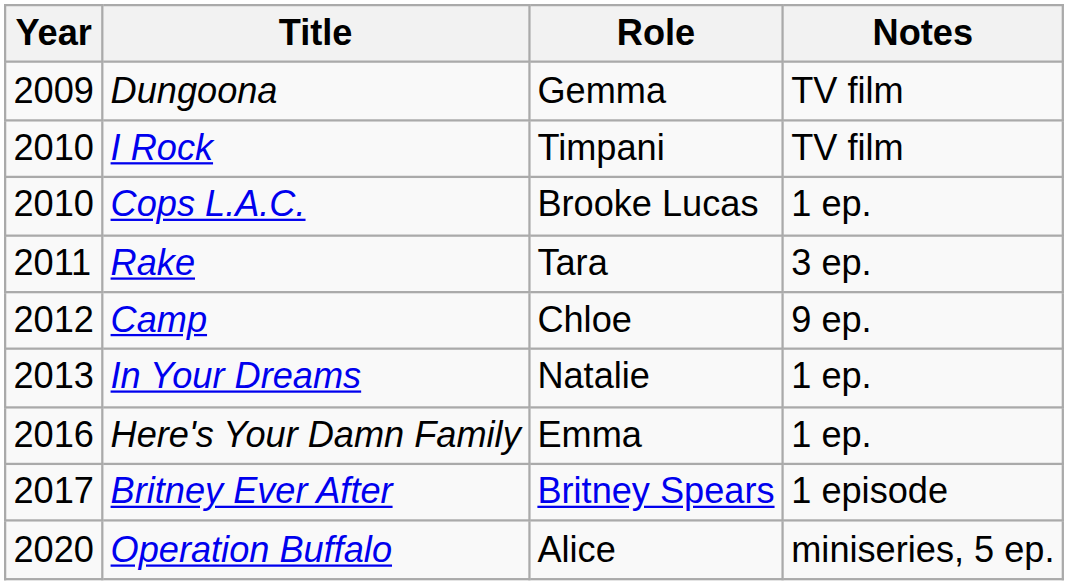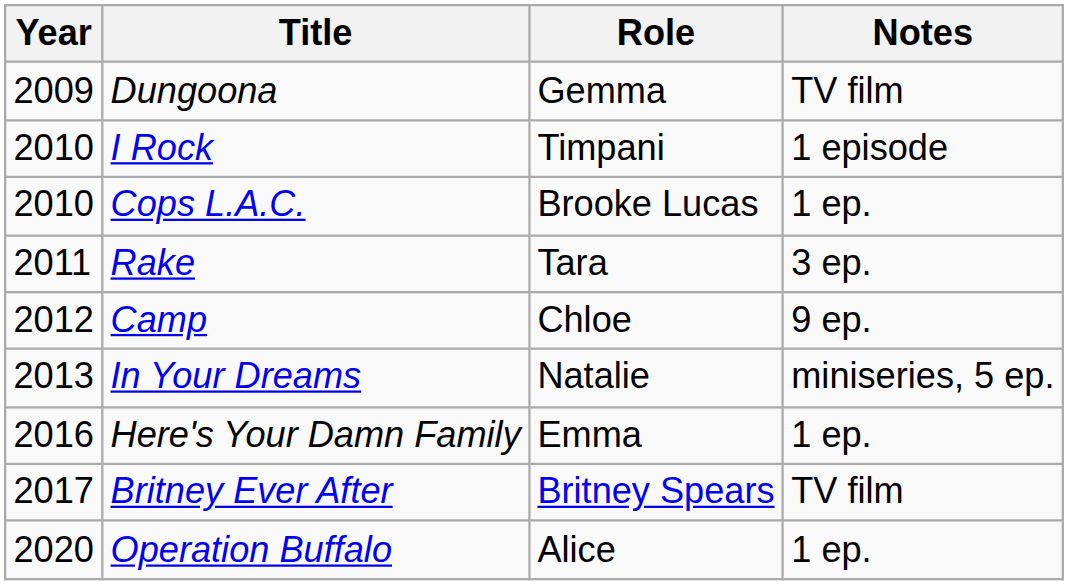(847, 147) TV film -> (870, 147) 1 episode
(831, 377) 1 ep. -> (923, 377) miniseries, 5 ep.
(870, 491) 1 episode -> (847, 491) TV film
(923, 549) miniseries, 5 ep. -> (831, 549) 1 ep.
